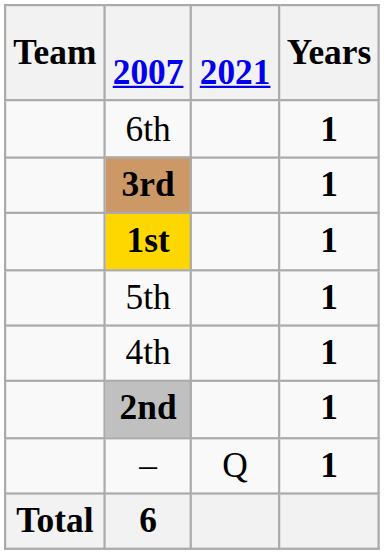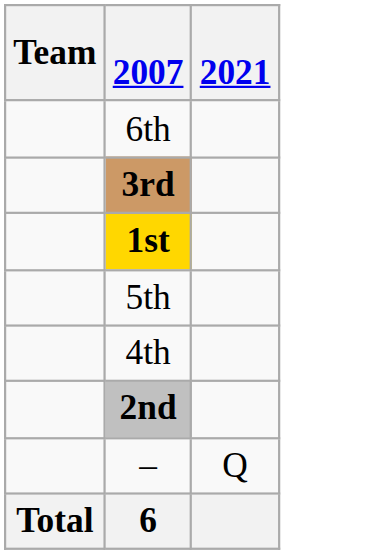- column: (329, 52)
